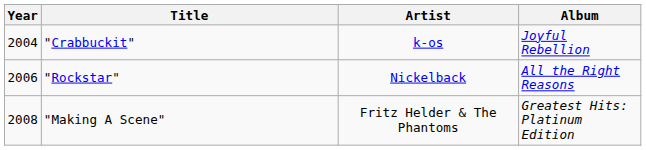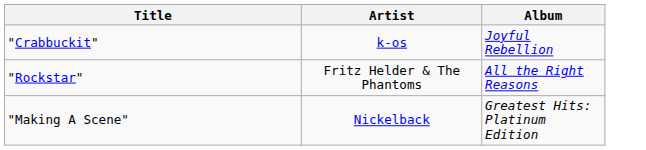- column: (23, 15)
(428, 78) Nickelback -> (392, 78) Fritz Helder & The Phantoms
(428, 120) Fritz Helder & The Phantoms -> (392, 120) Nickelback
